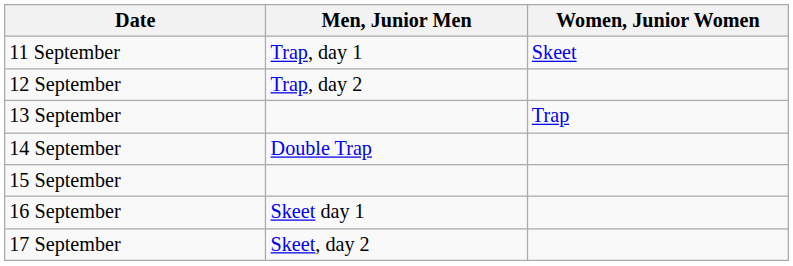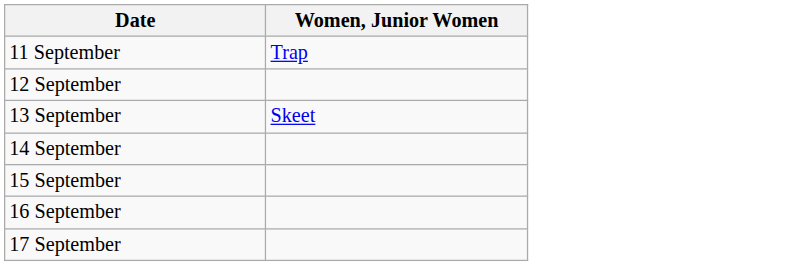- column: (397, 20)
(554, 52) Skeet -> (289, 52) Trap
(551, 116) Trap -> (293, 116) Skeet
